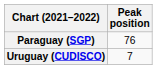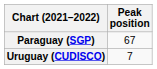(130, 40) 76 -> (130, 40) 67
